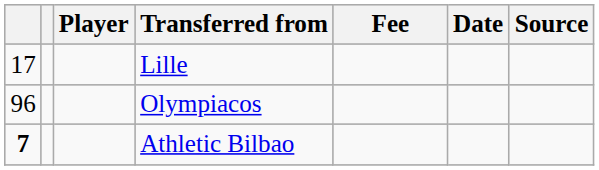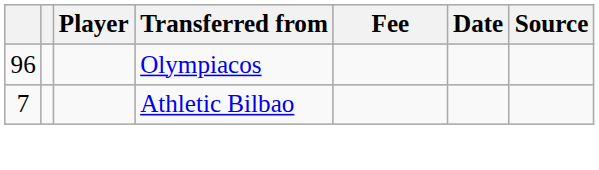- row: (164, 64)
(23, 143) bold -> (23, 104) normal
